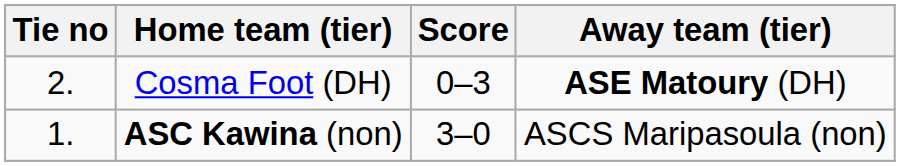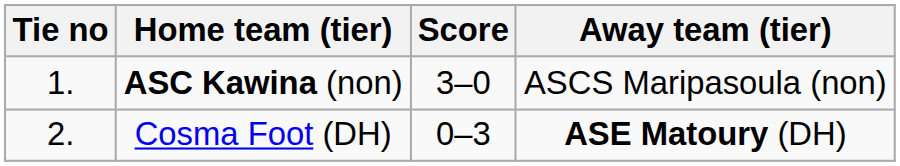rows swapped: (263, 134) <-> (263, 82)
